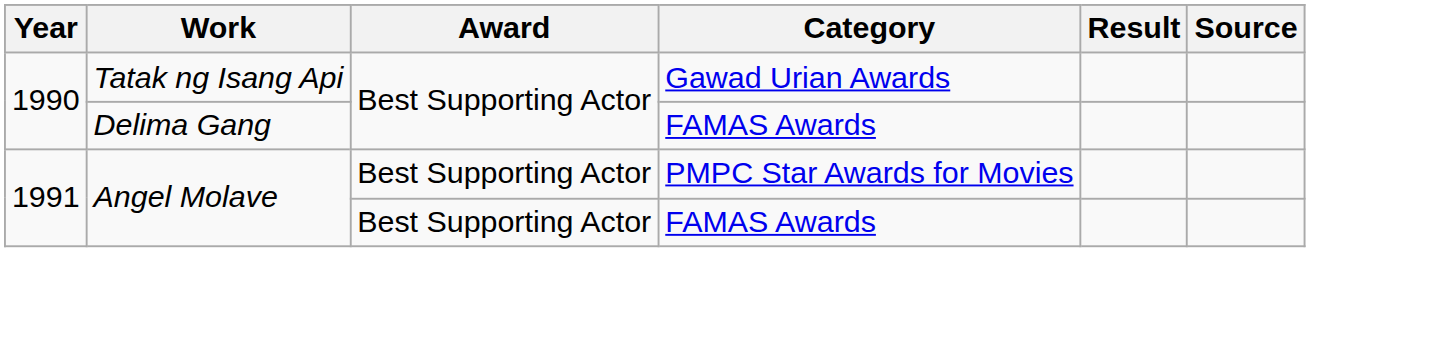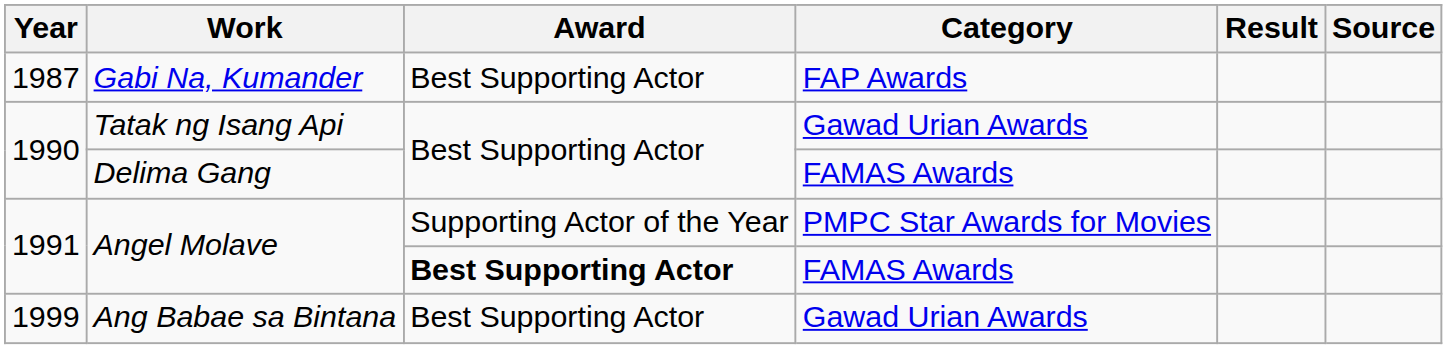+ row: (228, 76)
(504, 173) Best Supporting Actor -> (599, 221) Supporting Actor of the Year
(504, 221) normal -> (572, 269) bold
+ row: (245, 317)
